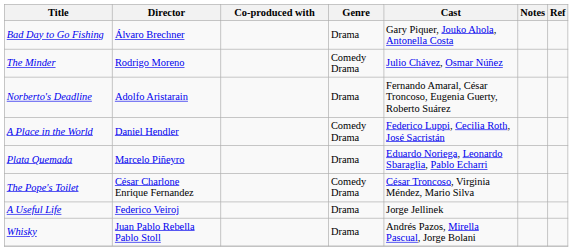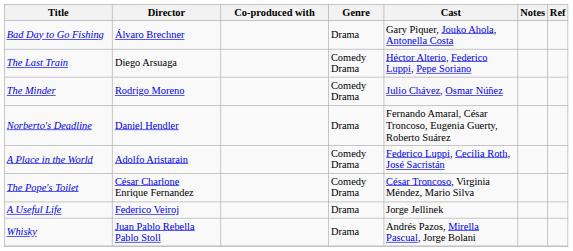+ row: (37, 63)
(151, 97) Adolfo Aristarain -> (147, 125) Daniel Hendler
(147, 131) Daniel Hendler -> (151, 159) Adolfo Aristarain
- row: (40, 159)
